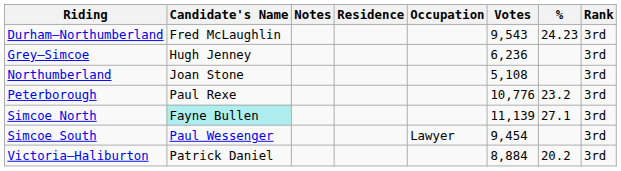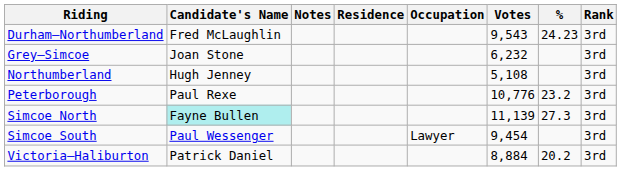(210, 55) Hugh Jenney -> (207, 55) Joan Stone
(509, 55) 6,236 -> (509, 55) 6,232
(207, 75) Joan Stone -> (210, 75) Hugh Jenney
(556, 115) 27.1 -> (556, 115) 27.3
